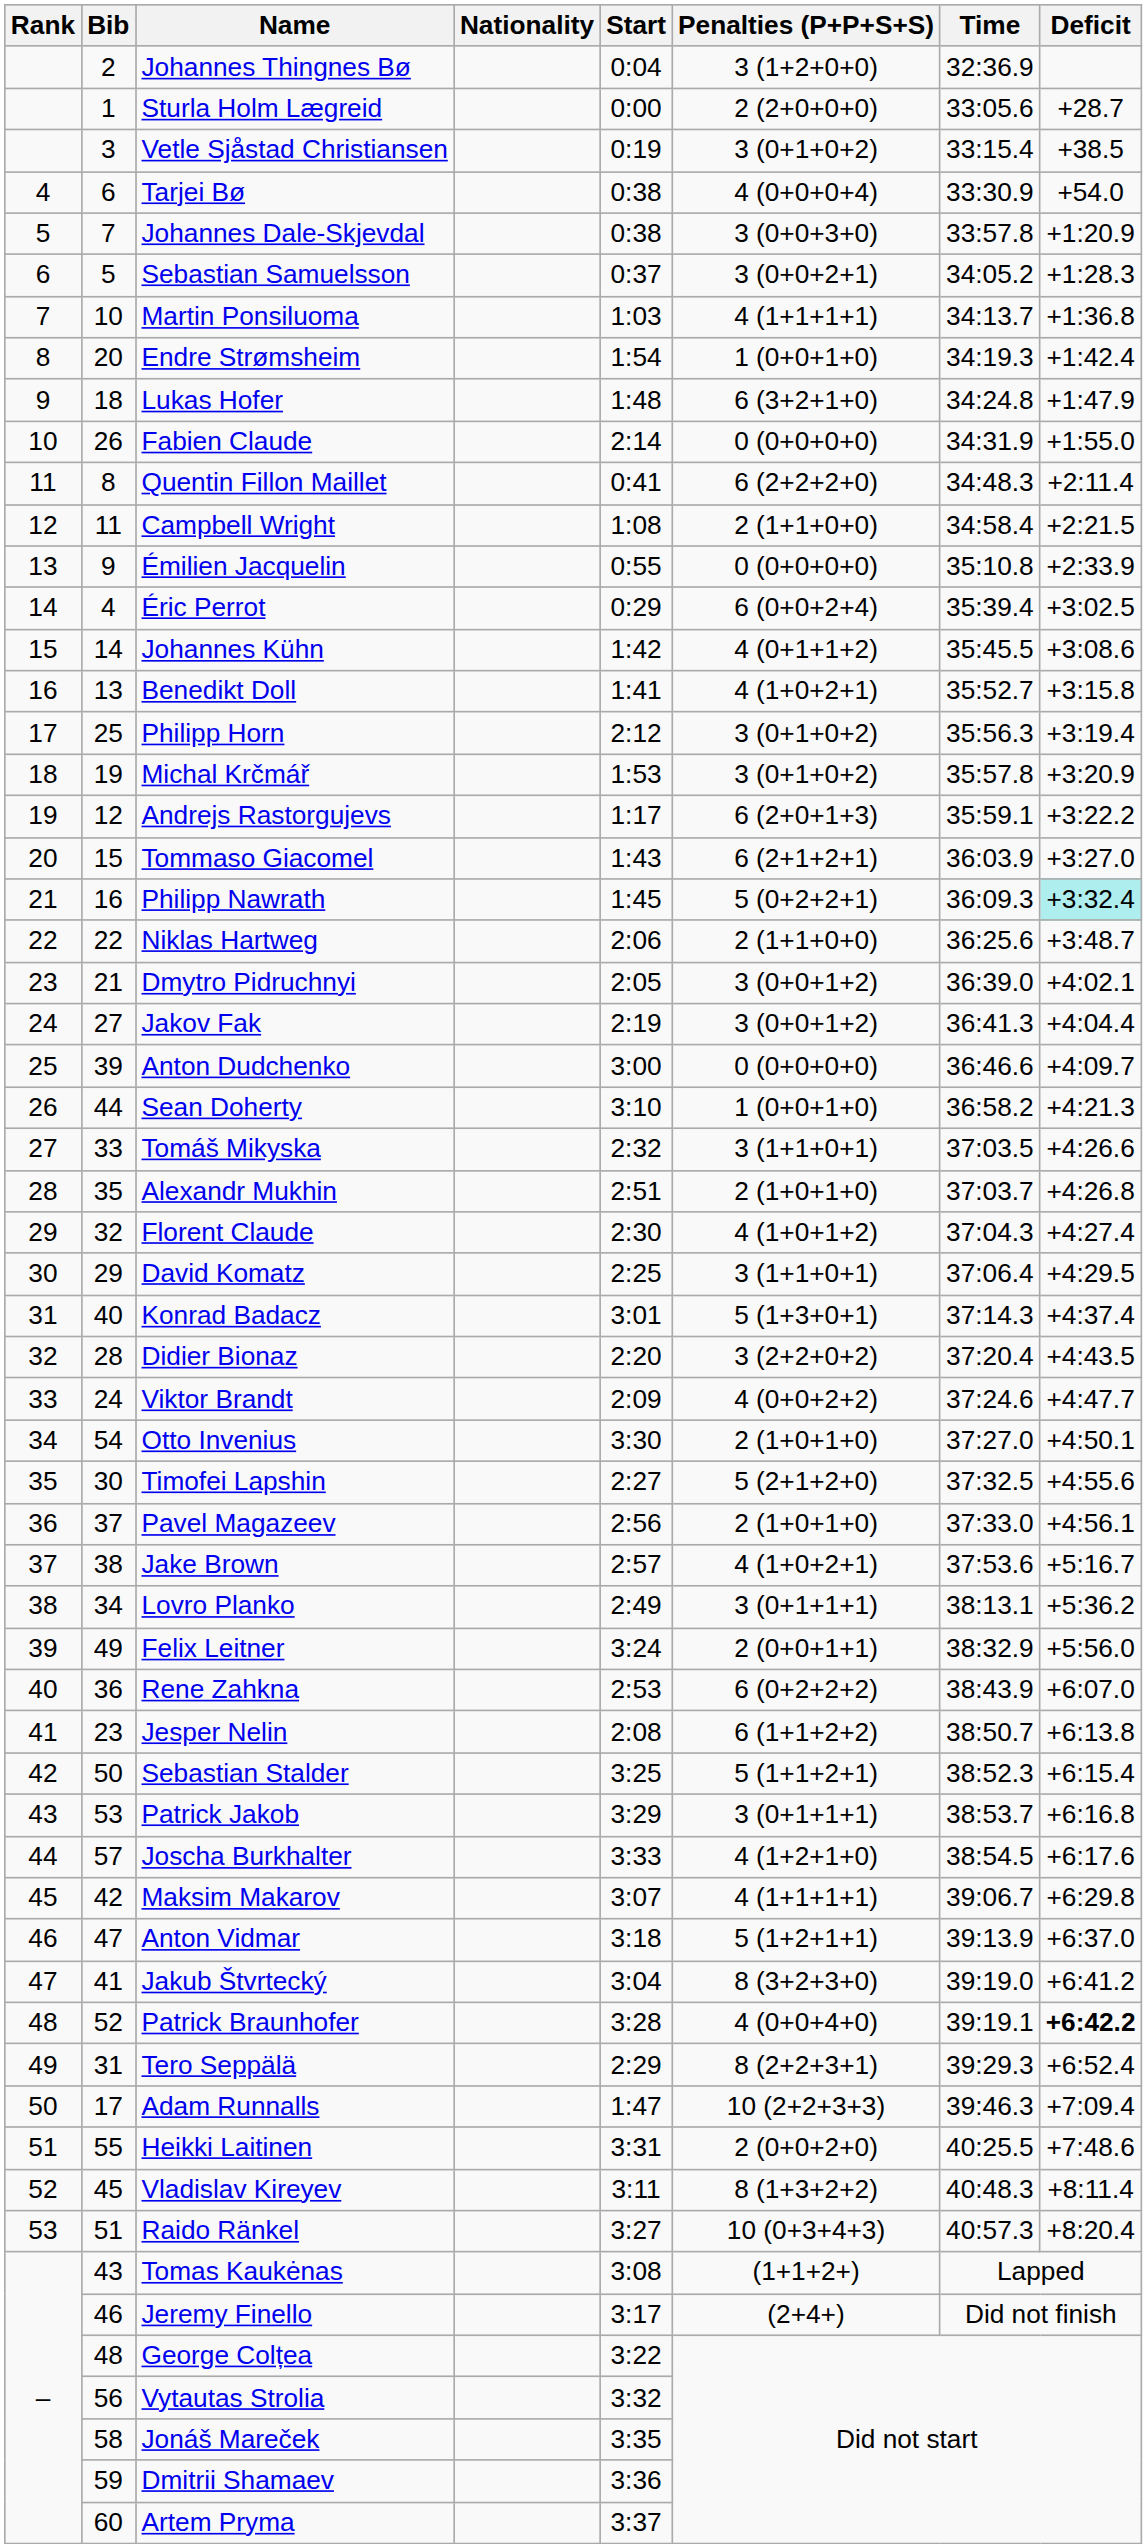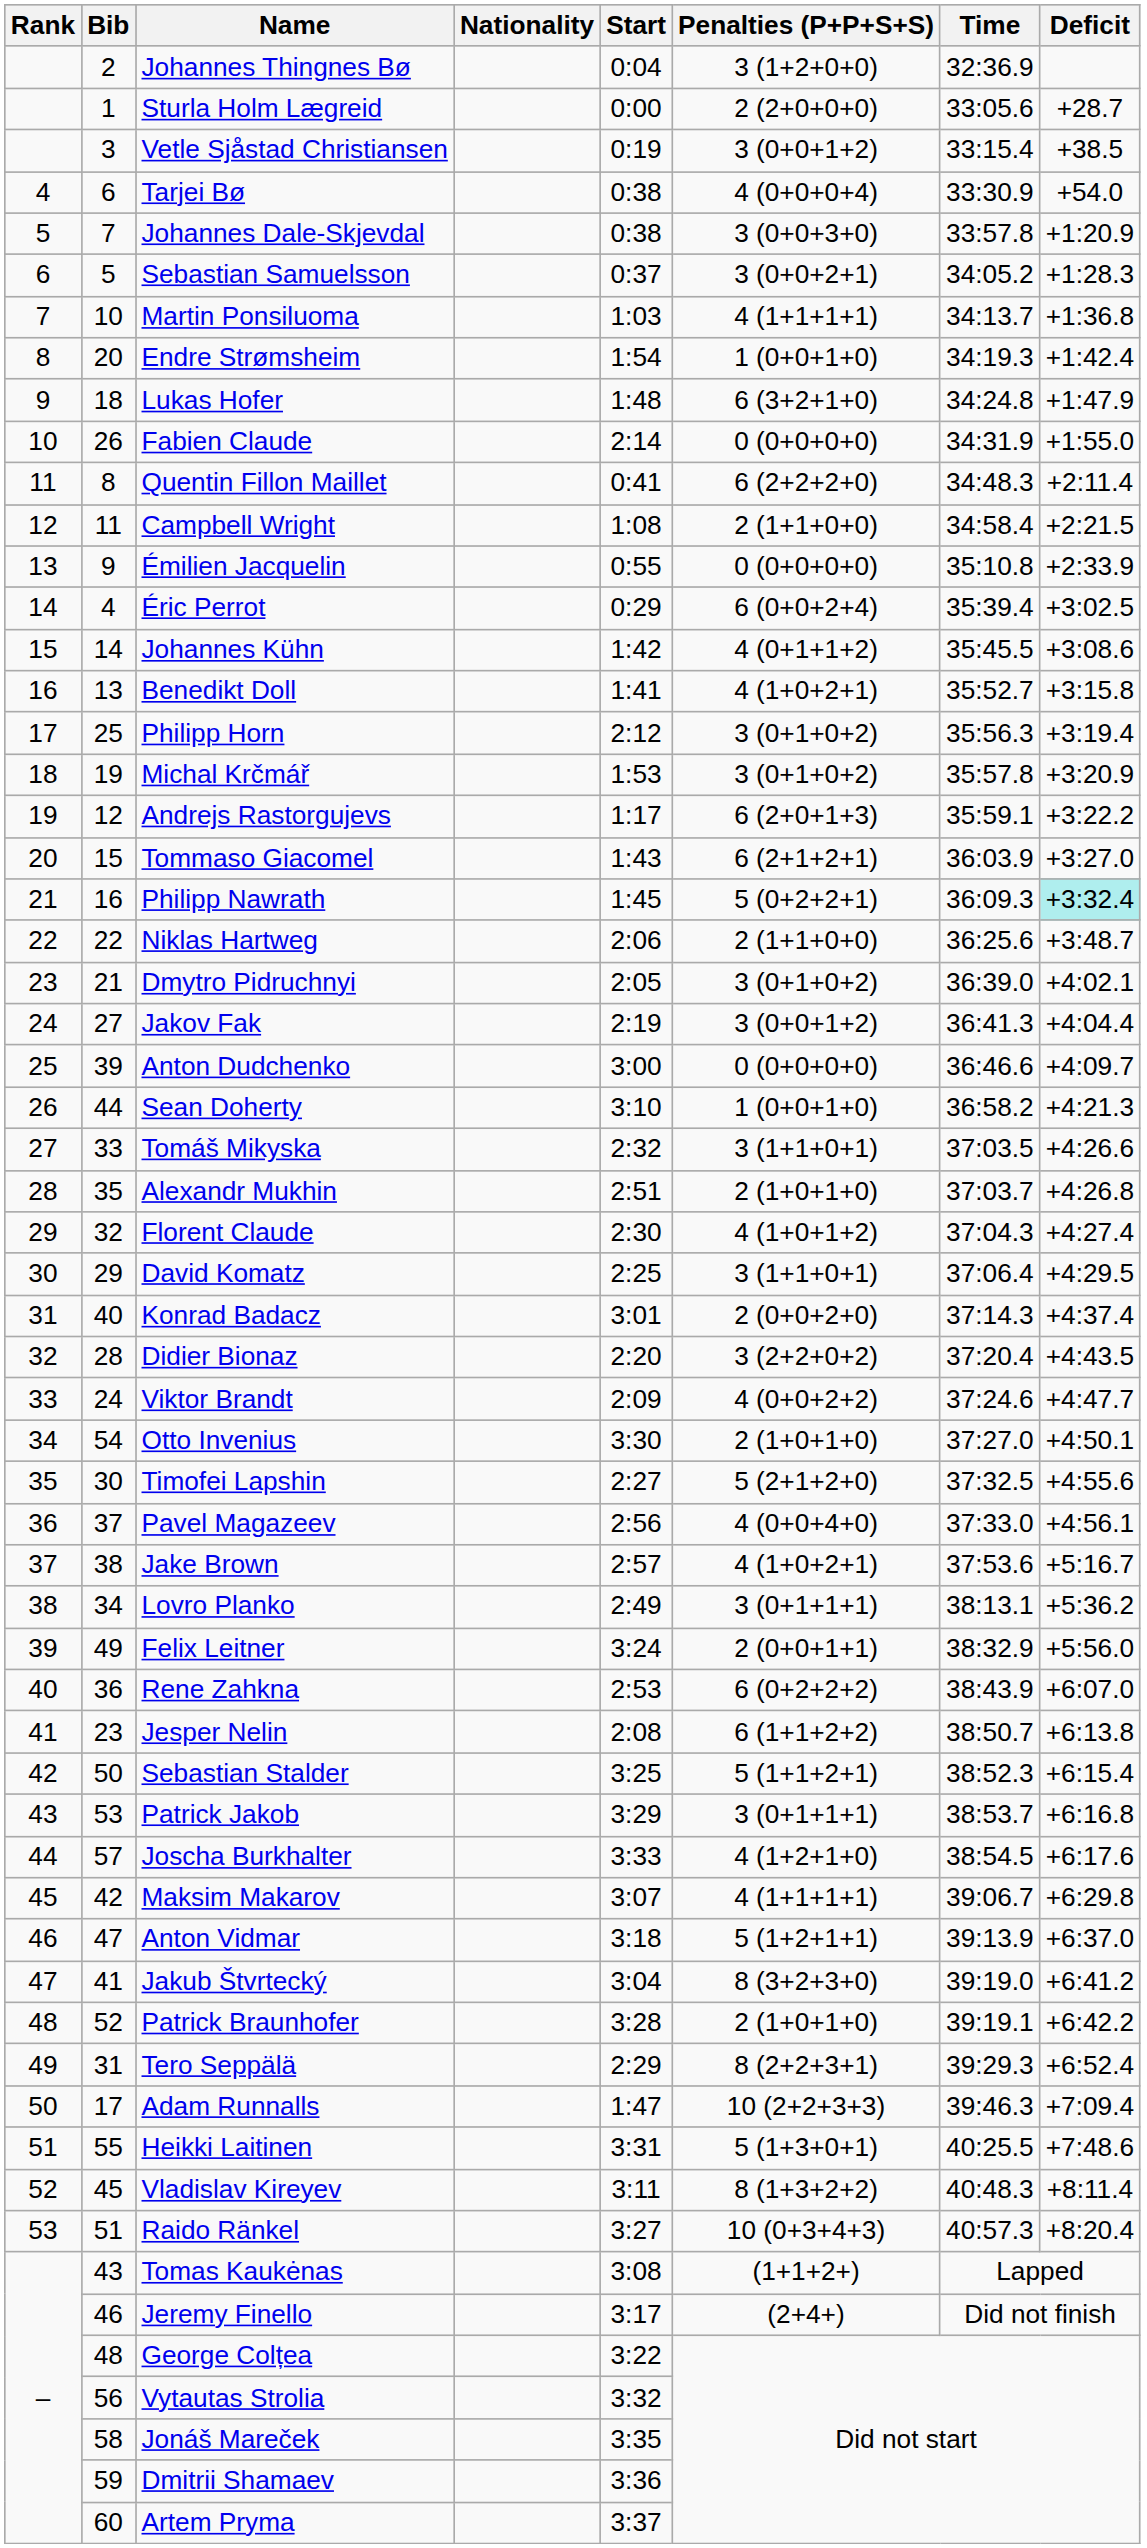(806, 150) 3 (0+1+0+2) -> (806, 150) 3 (0+0+1+2)
(806, 982) 3 (0+0+1+2) -> (806, 982) 3 (0+1+0+2)
(806, 1315) 5 (1+3+0+1) -> (806, 1315) 2 (0+0+2+0)
(806, 1523) 2 (1+0+1+0) -> (806, 1523) 4 (0+0+4+0)
(806, 2022) 4 (0+0+4+0) -> (806, 2022) 2 (1+0+1+0)
(1091, 2022) bold -> (1090, 2022) normal
(806, 2147) 2 (0+0+2+0) -> (806, 2147) 5 (1+3+0+1)
